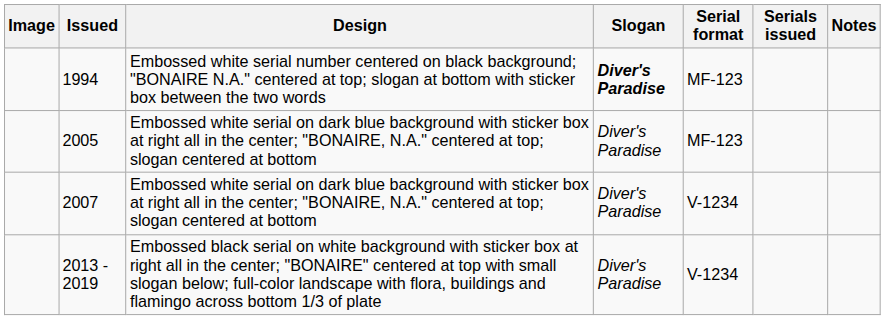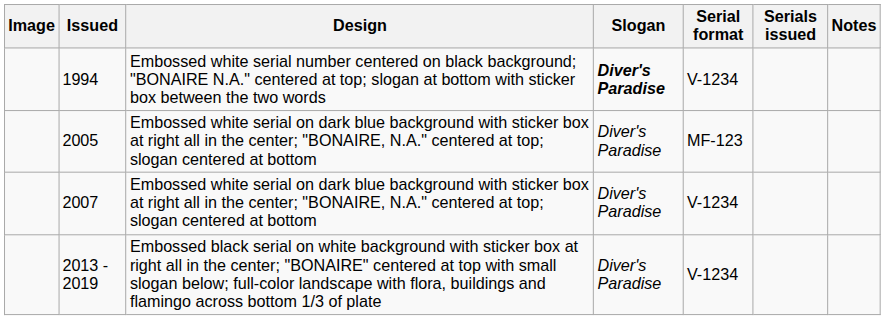(715, 79) MF-123 -> (713, 79) V-1234
